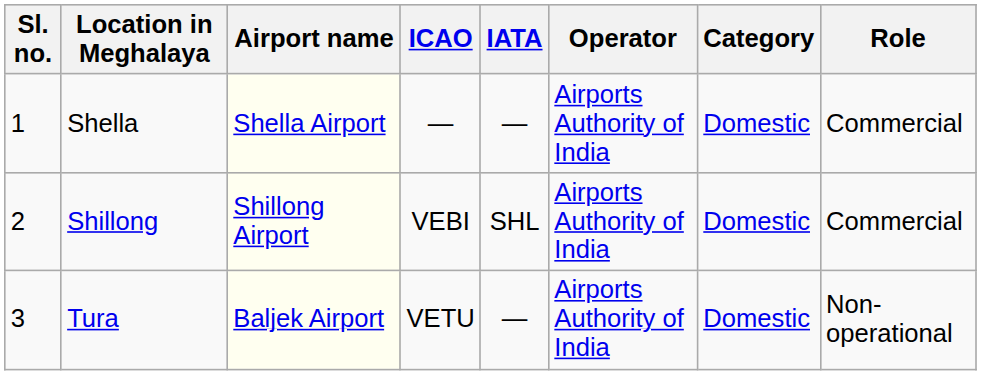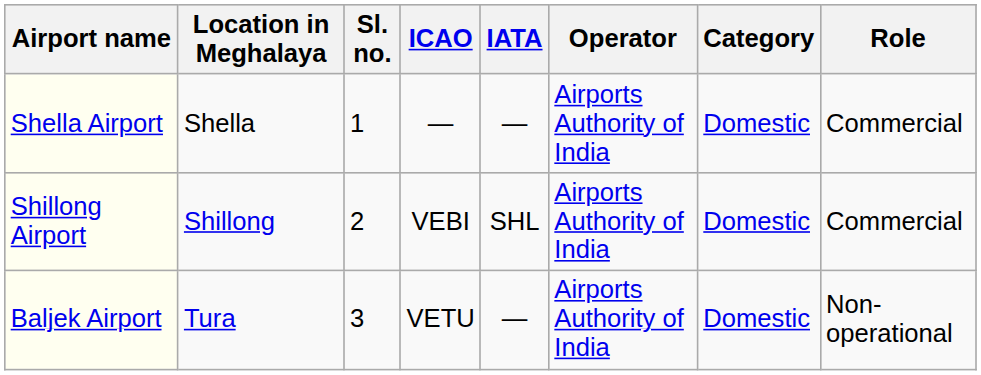columns swapped: (33, 39) <-> (314, 39)
